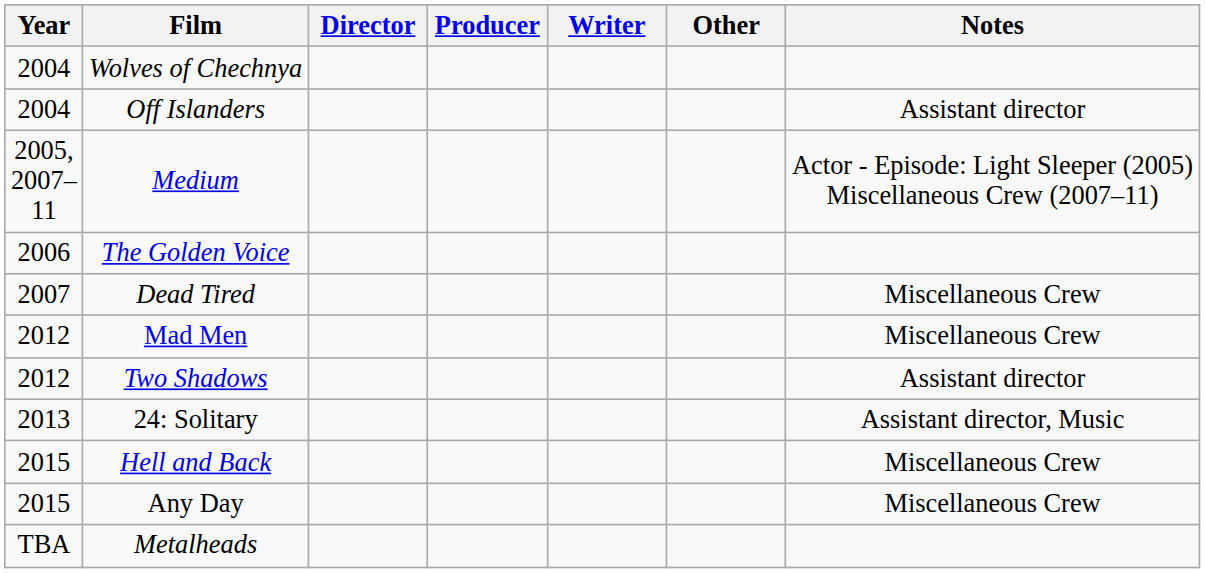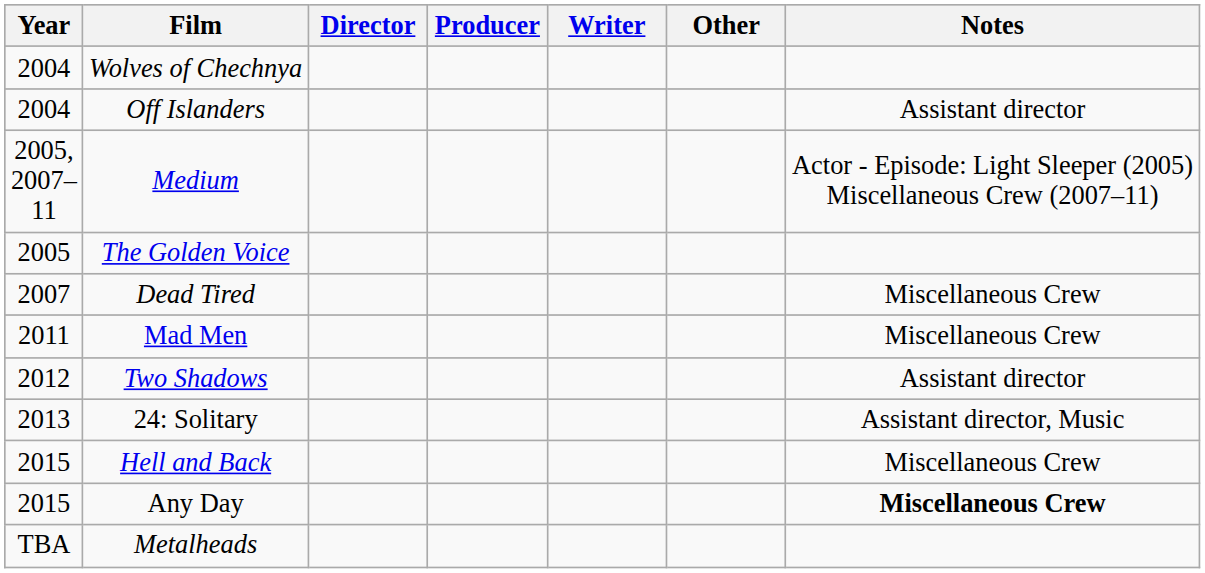(44, 252) 2006 -> (44, 252) 2005
(44, 336) 2012 -> (44, 336) 2011
(993, 503) normal -> (993, 503) bold
